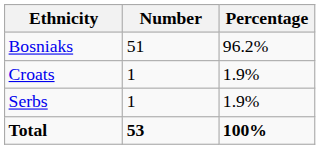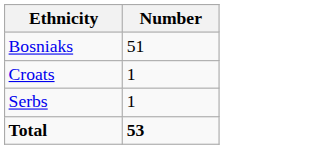- column: (267, 18)
